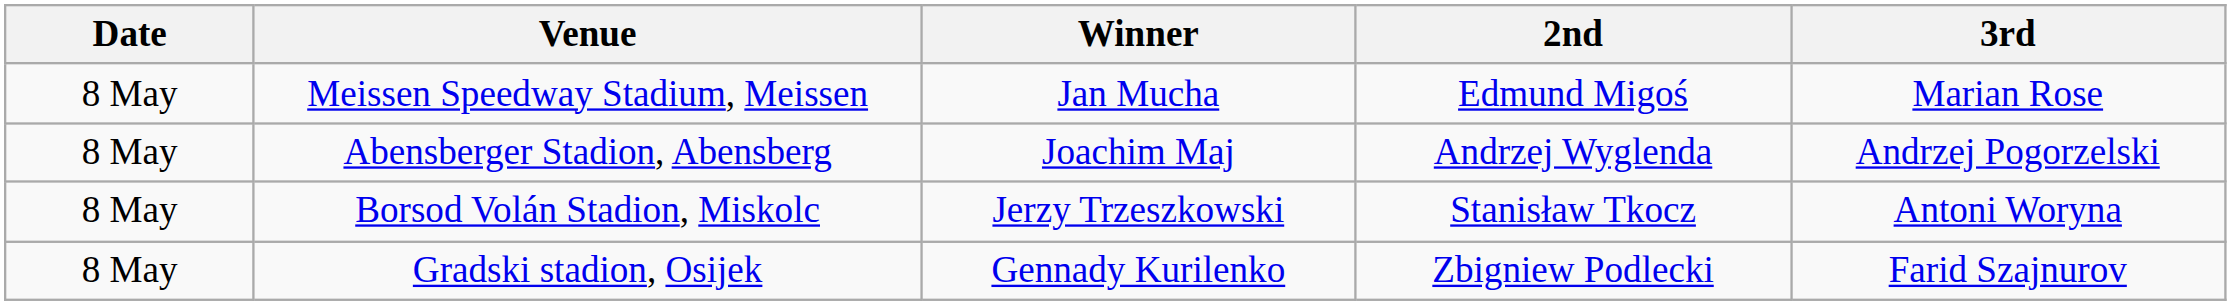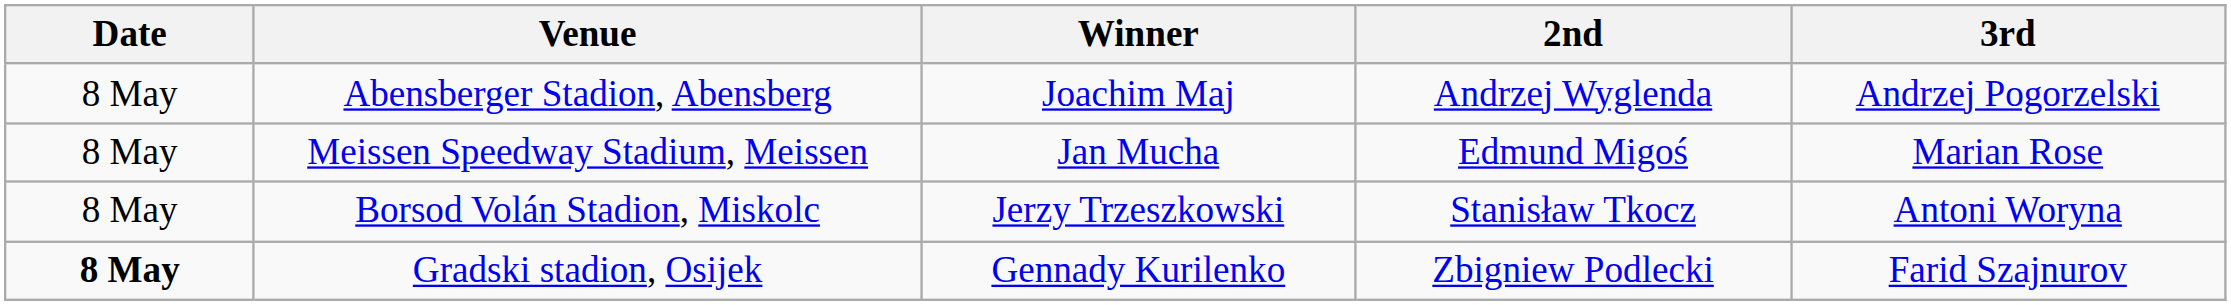rows swapped: (588, 151) <-> (588, 92)
(130, 269) normal -> (130, 269) bold
